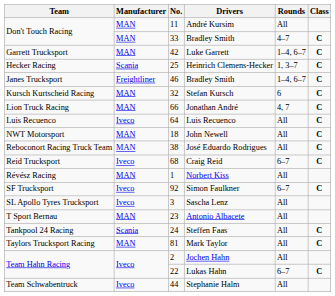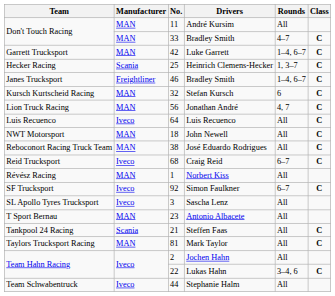(174, 106) 66 -> (174, 106) 56
(174, 229) 24 -> (174, 229) 21
(283, 270) 6–7 -> (287, 270) 3–4, 6
